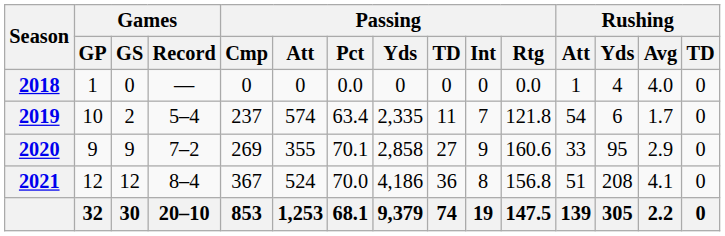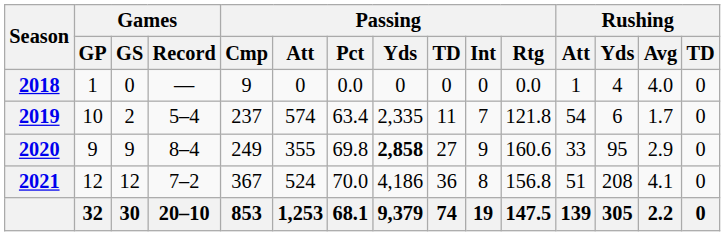(247, 85) 0 -> (247, 85) 9
(184, 149) 7–2 -> (184, 149) 8–4
(247, 149) 269 -> (247, 149) 249
(350, 149) 70.1 -> (350, 149) 69.8
(400, 149) normal -> (400, 149) bold
(184, 181) 8–4 -> (184, 181) 7–2
